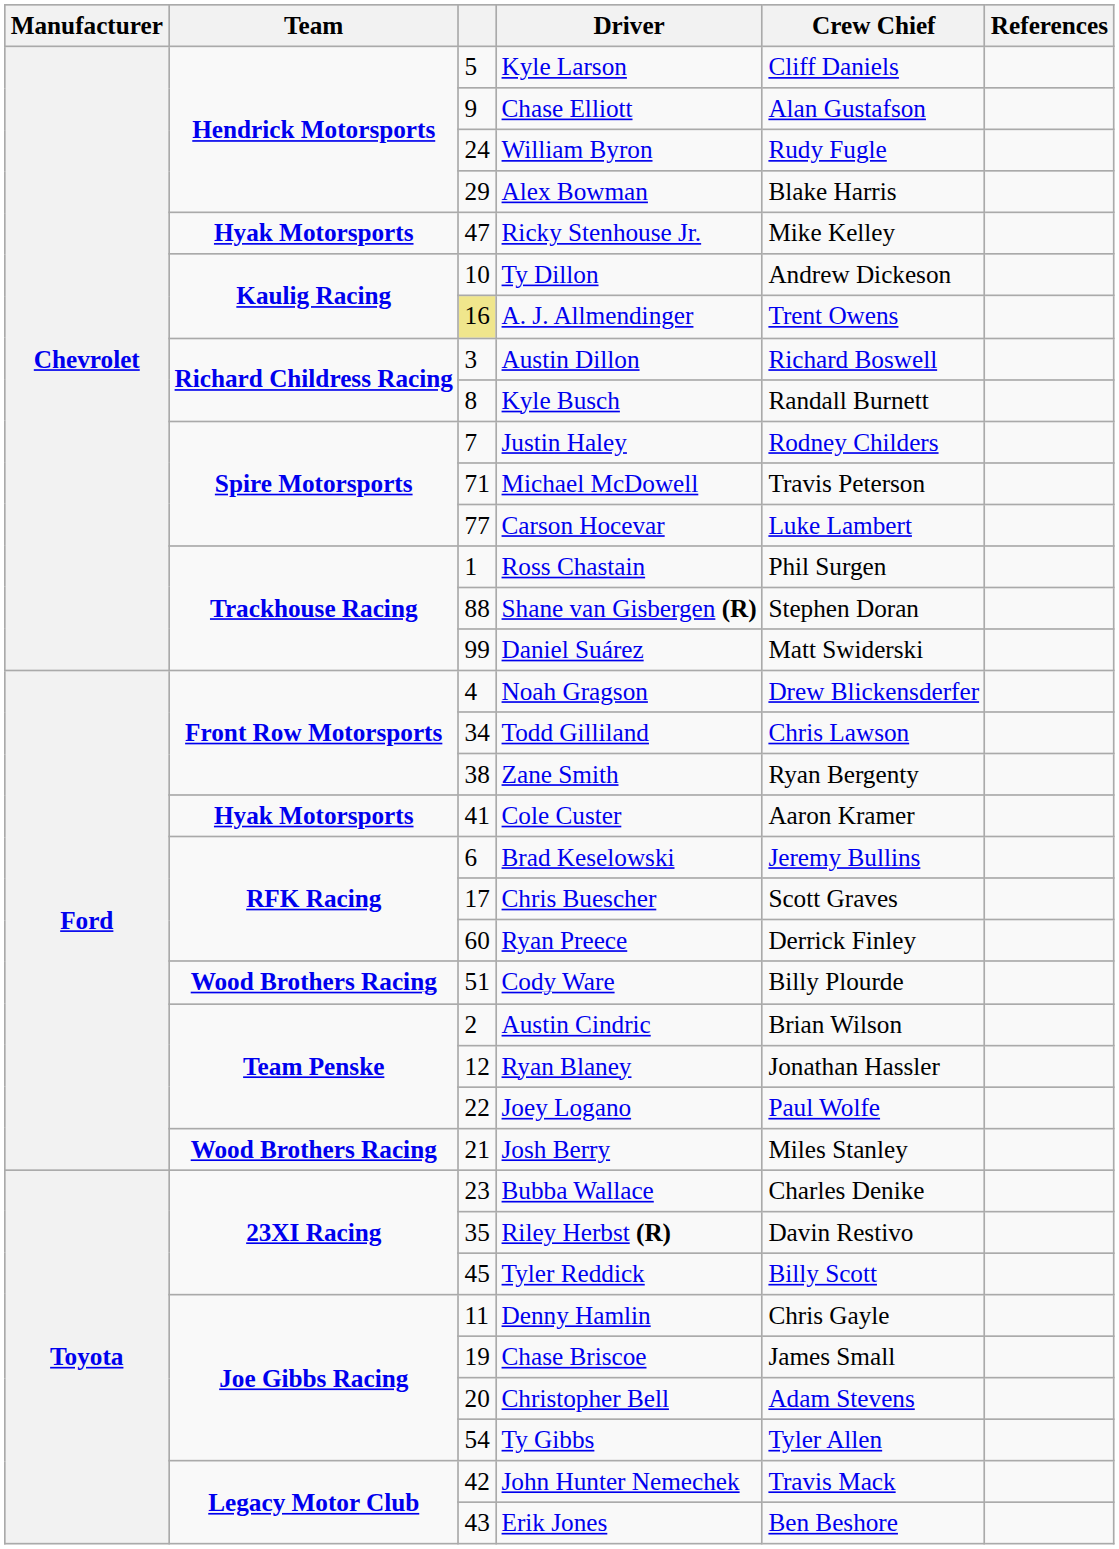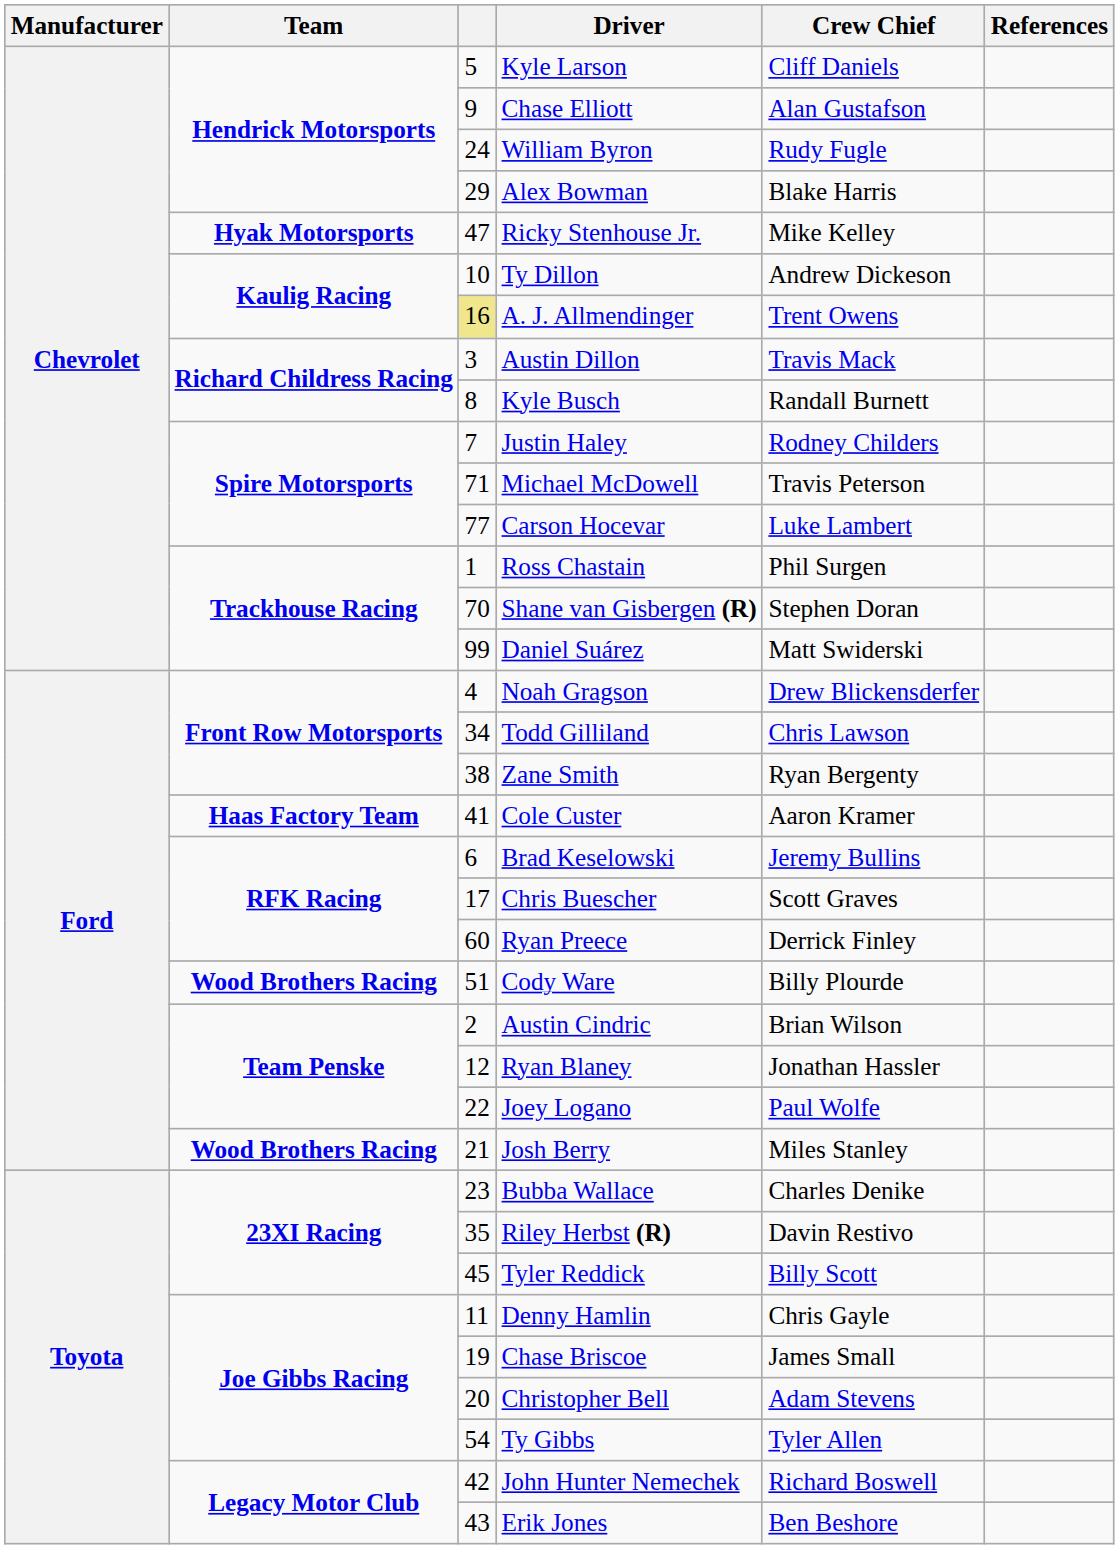(853, 358) Richard Boswell -> (832, 358) Travis Mack
(477, 607) 88 -> (477, 607) 70
(314, 815) Hyak Motorsports -> (314, 815) Haas Factory Team
(832, 1481) Travis Mack -> (853, 1481) Richard Boswell
